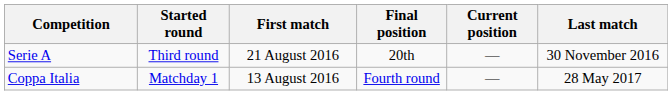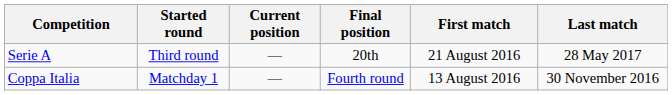columns swapped: (492, 24) <-> (293, 24)
(603, 55) 30 November 2016 -> (603, 55) 28 May 2017
(603, 78) 28 May 2017 -> (603, 78) 30 November 2016
